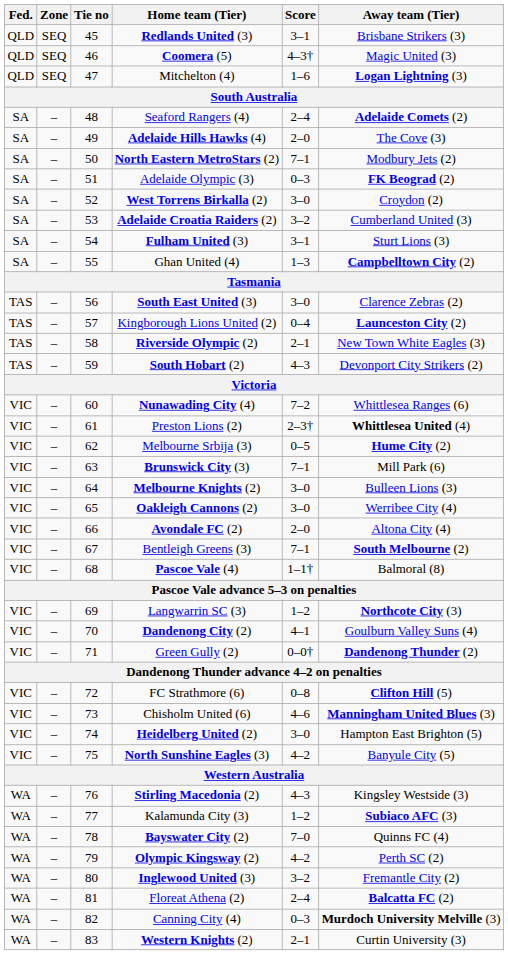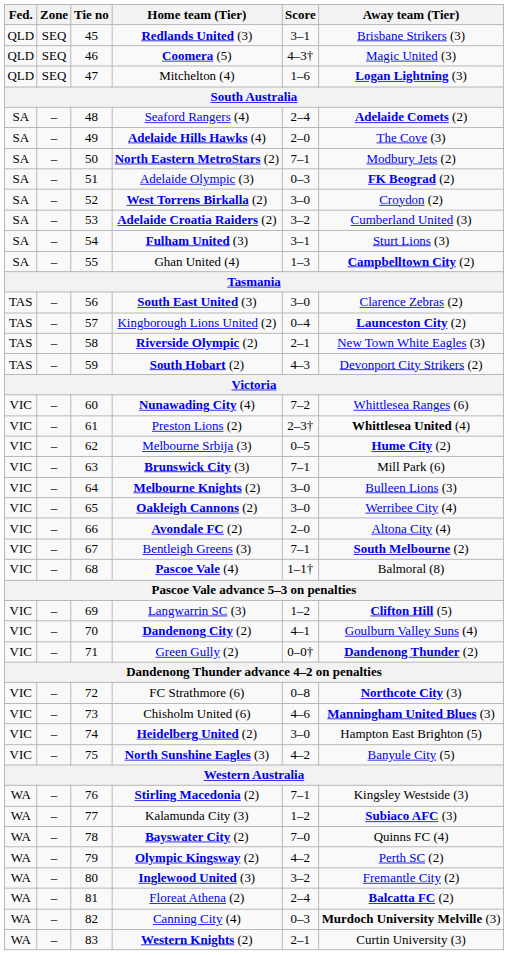(411, 610) Northcote City (3) -> (411, 610) Clifton Hill (5)
(411, 693) Clifton Hill (5) -> (411, 693) Northcote City (3)
(300, 795) 4–3 -> (300, 795) 7–1
